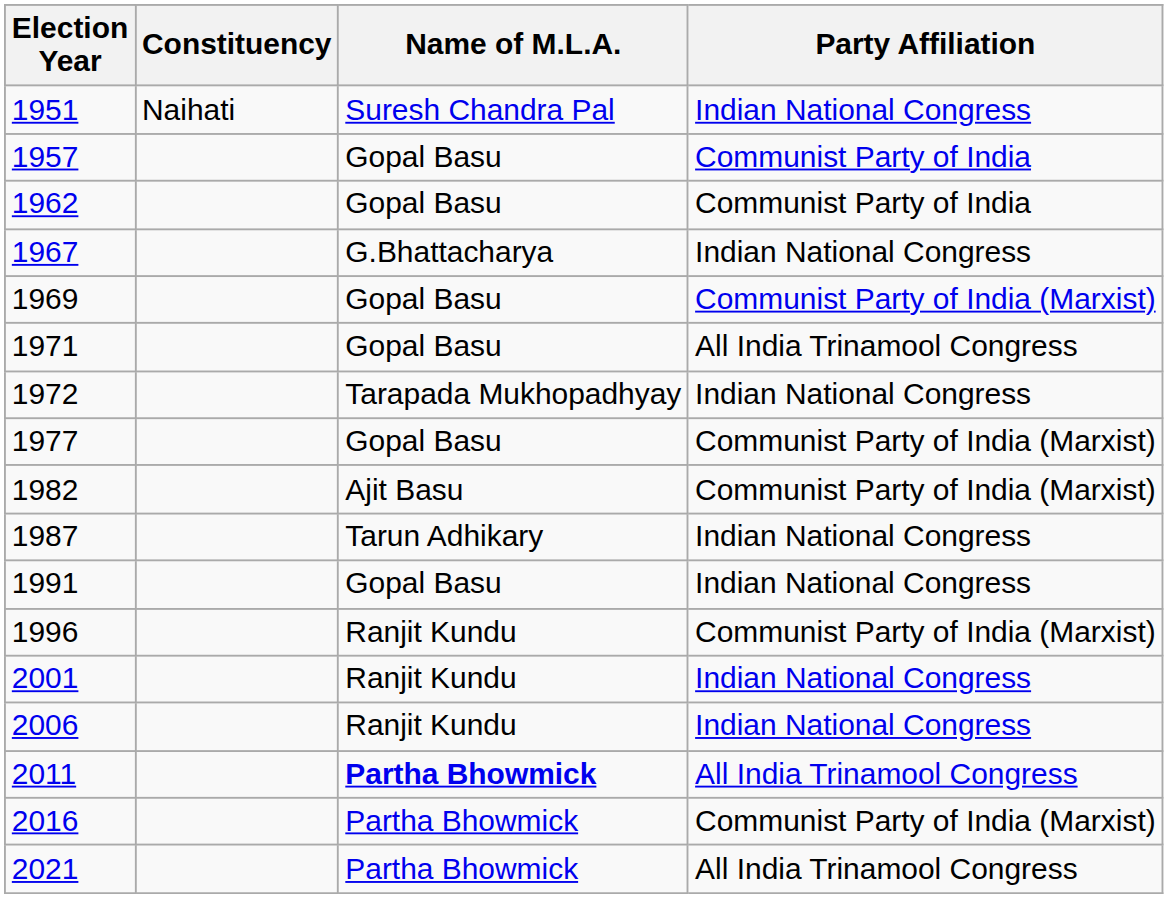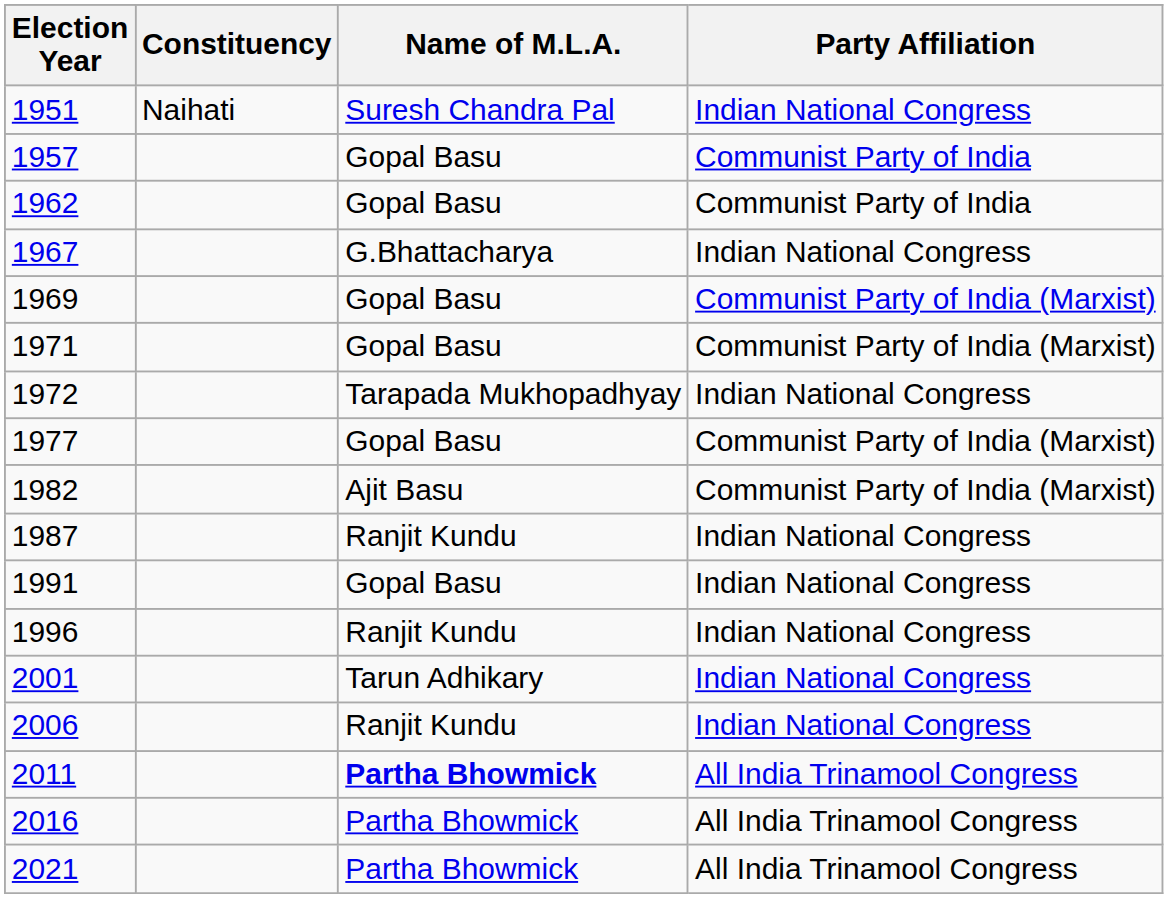(886, 346) All India Trinamool Congress -> (925, 346) Communist Party of India (Marxist)
(444, 536) Tarun Adhikary -> (431, 536) Ranjit Kundu
(925, 631) Communist Party of India (Marxist) -> (863, 631) Indian National Congress
(431, 678) Ranjit Kundu -> (444, 678) Tarun Adhikary
(925, 821) Communist Party of India (Marxist) -> (886, 821) All India Trinamool Congress
